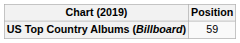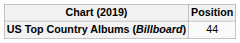(212, 30) 59 -> (212, 30) 44
